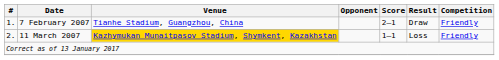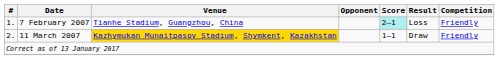(389, 23) no background -> (389, 23) paleturquoise background
(418, 23) Draw -> (418, 23) Loss
(418, 36) Loss -> (418, 36) Draw
